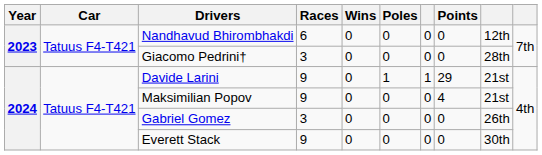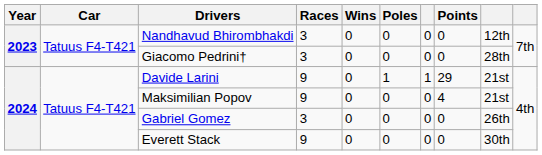(303, 35) 6 -> (303, 35) 3
